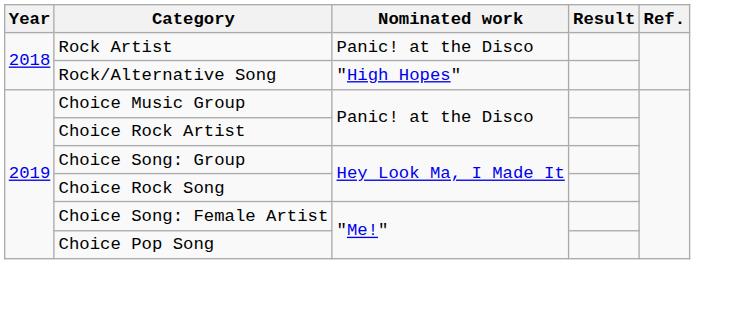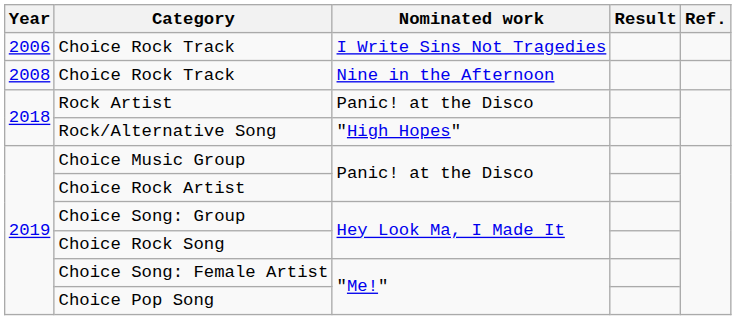+ row: (147, 47)
+ row: (147, 75)
